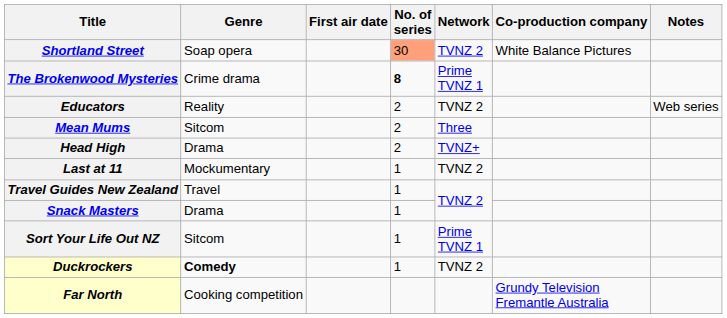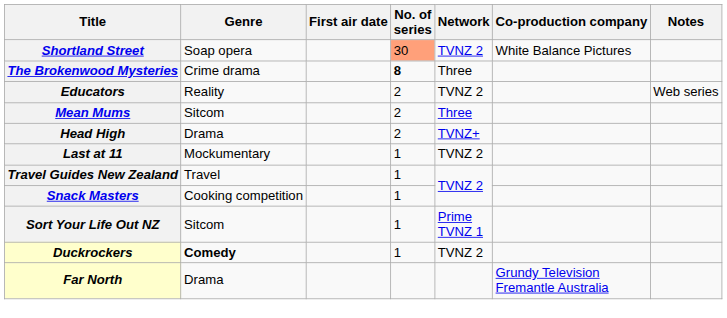(460, 78) Prime TVNZ 1 -> (455, 71) Three
(204, 210) Drama -> (244, 196) Cooking competition
(244, 295) Cooking competition -> (204, 280) Drama
